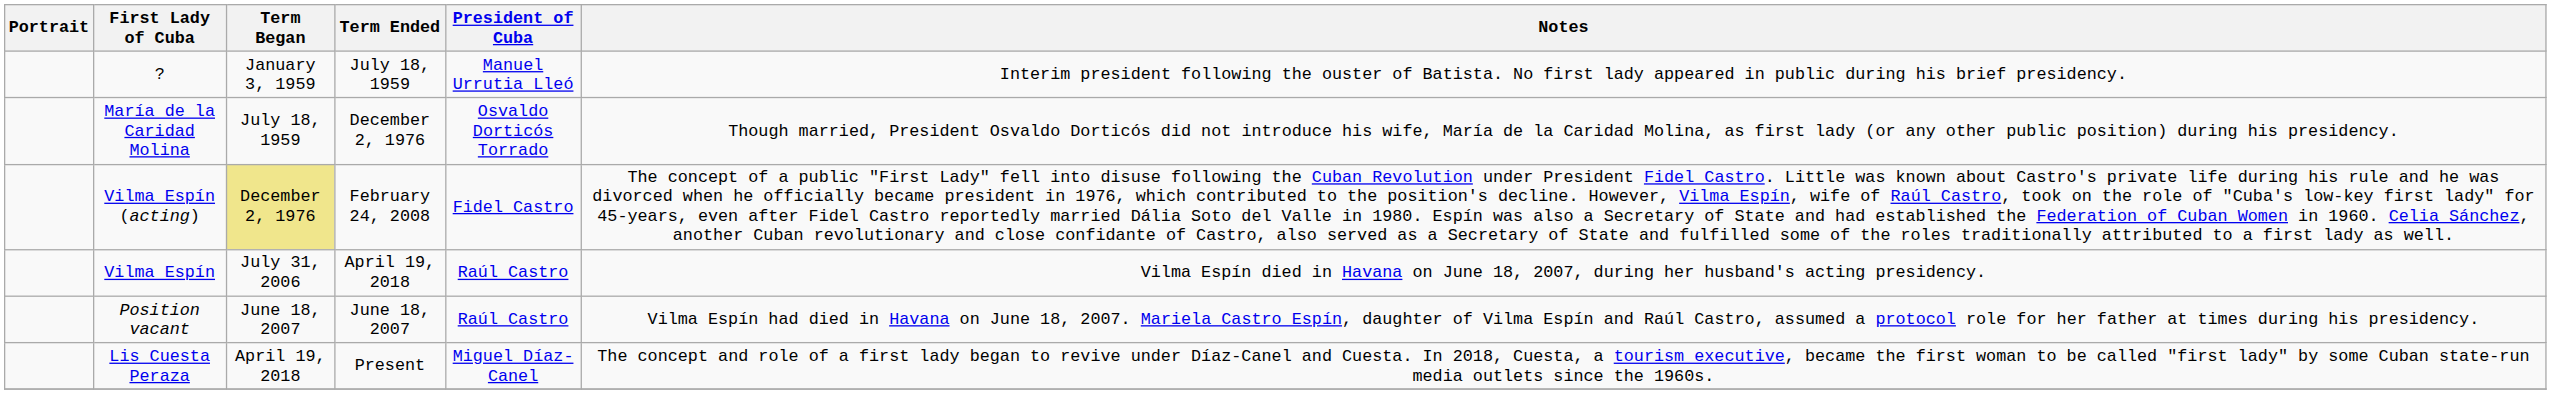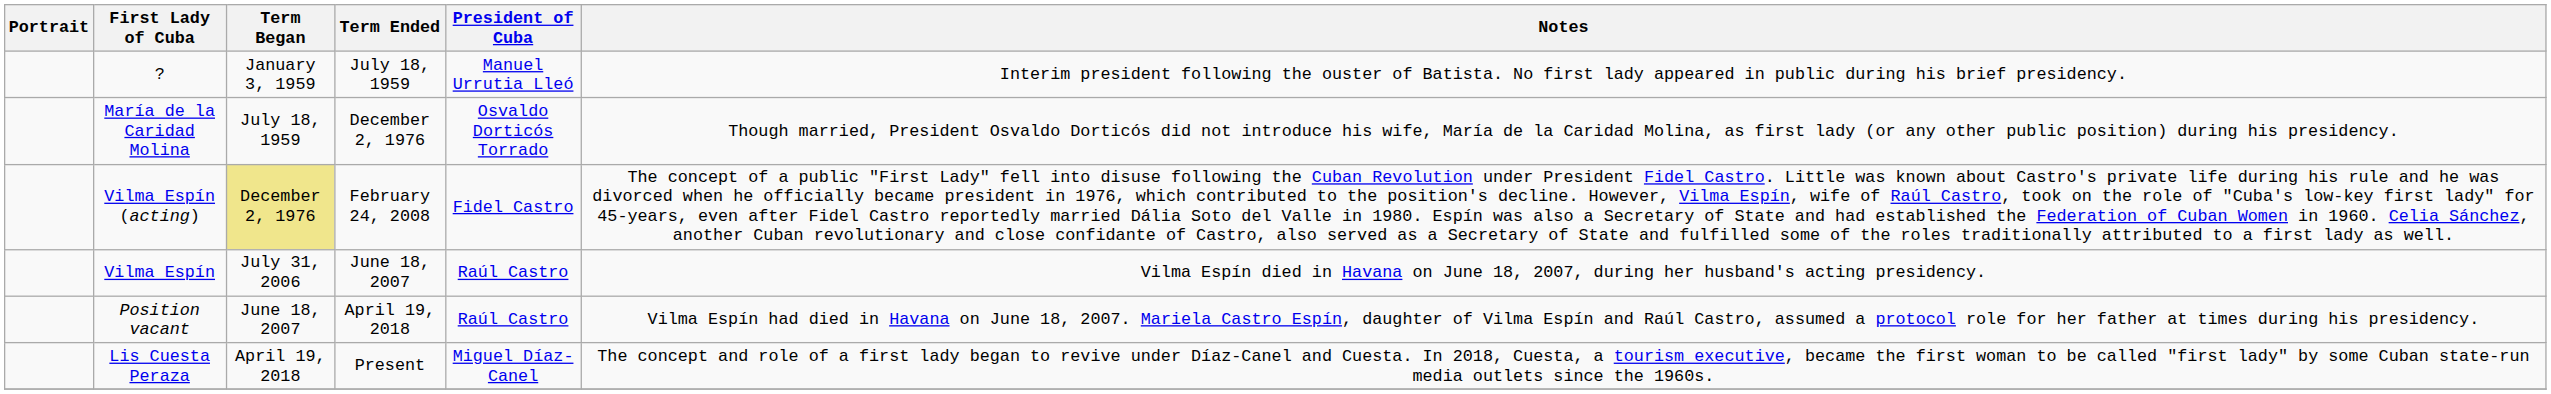(390, 273) April 19, 2018 -> (390, 273) June 18, 2007
(390, 319) June 18, 2007 -> (390, 319) April 19, 2018
